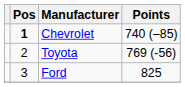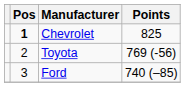(151, 34) 740 (–85) -> (151, 34) 825
(151, 73) 825 -> (151, 73) 740 (–85)
